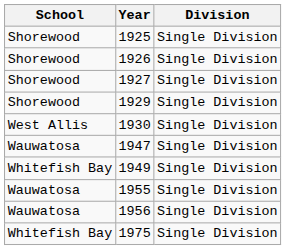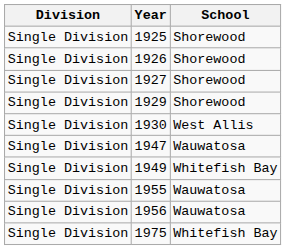columns swapped: (60, 15) <-> (217, 15)
